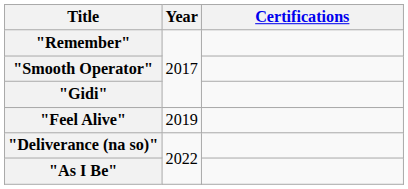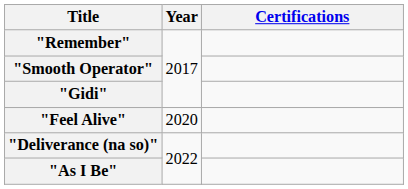(182, 119) 2019 -> (182, 119) 2020
